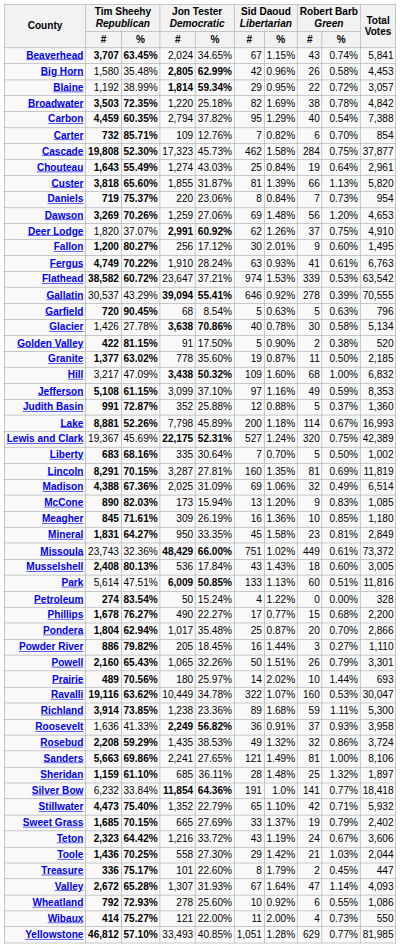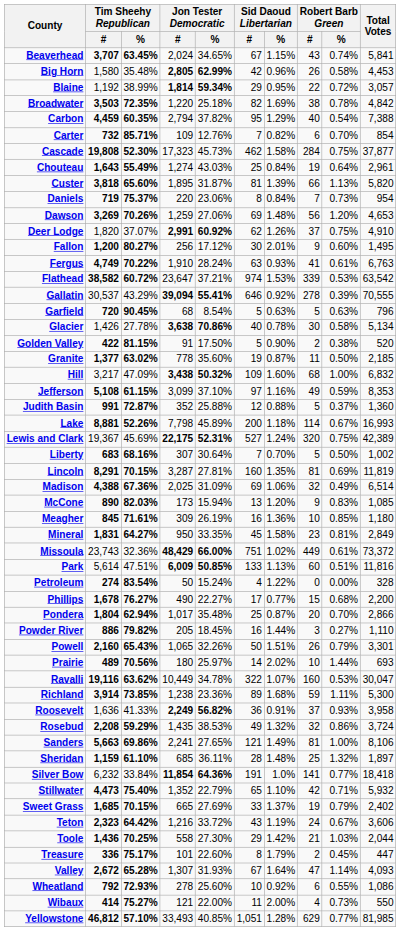(181, 183) 1,855 -> (181, 183) 1,895
(185, 455) 335 -> (185, 455) 307
- row: (55, 567)
